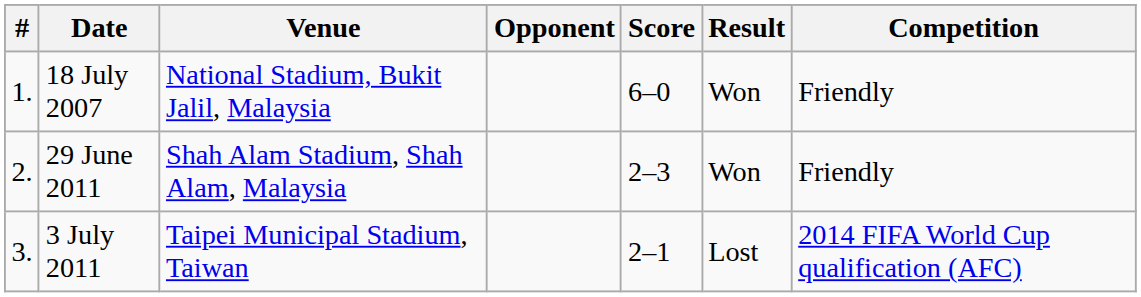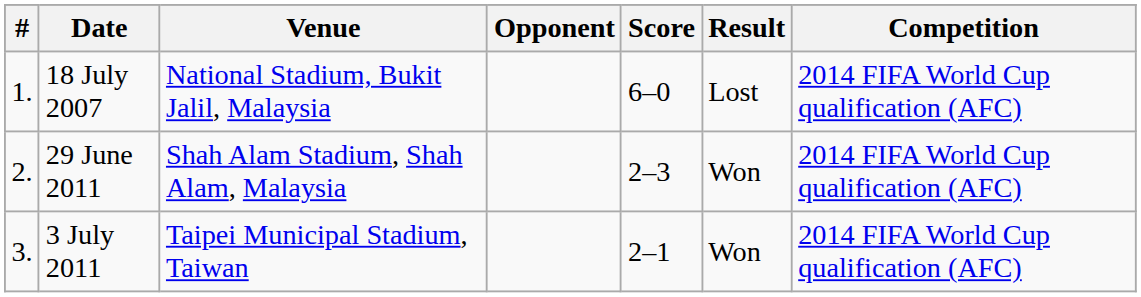(734, 91) Won -> (733, 91) Lost
(846, 91) Friendly -> (924, 91) 2014 FIFA World Cup qualification (AFC)
(846, 171) Friendly -> (924, 171) 2014 FIFA World Cup qualification (AFC)
(733, 251) Lost -> (734, 251) Won
